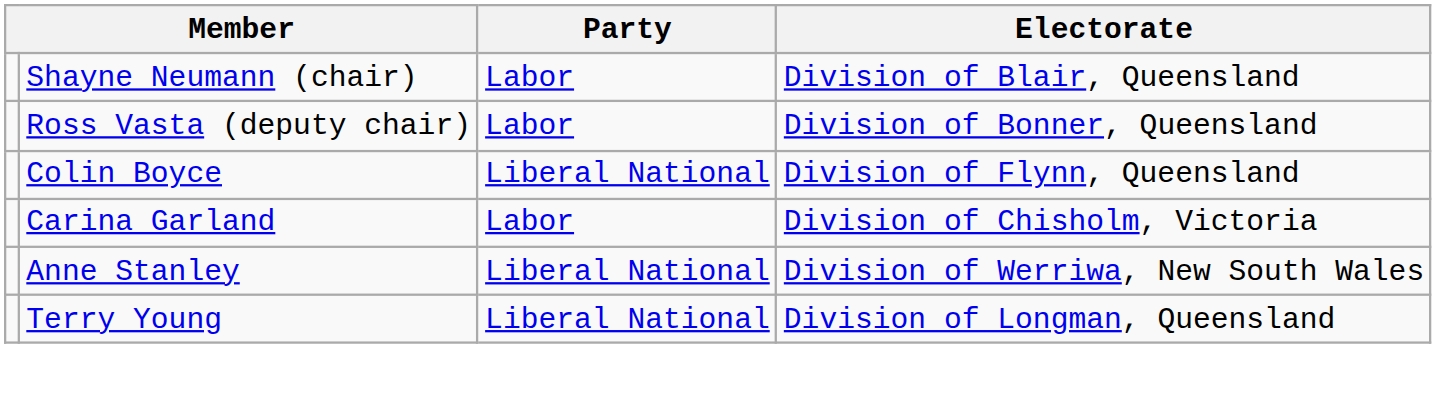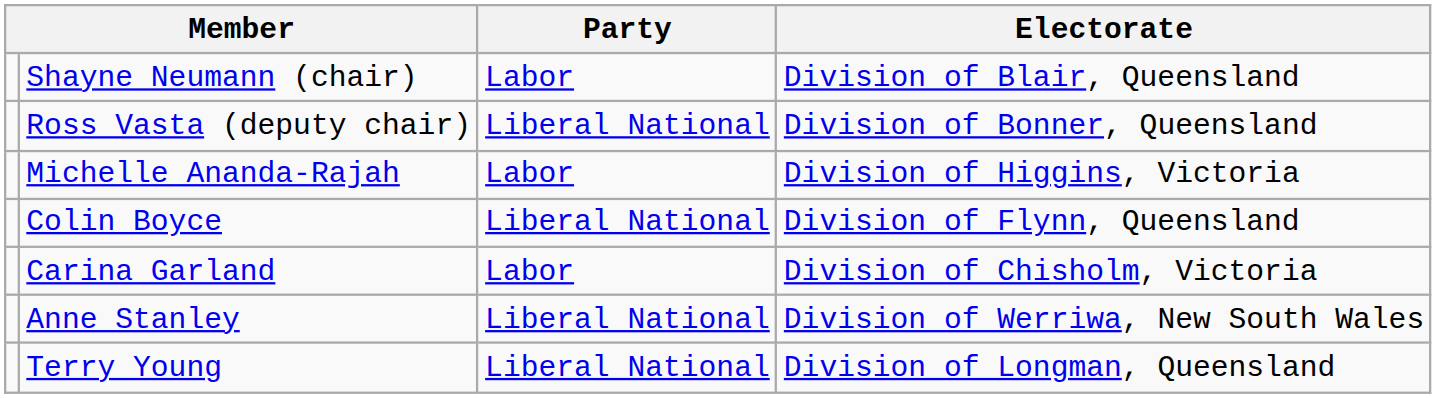(530, 126) Labor -> (627, 126) Liberal National
+ row: (213, 174)
